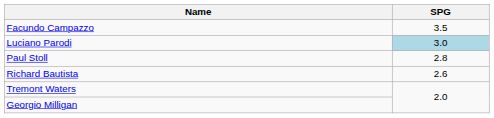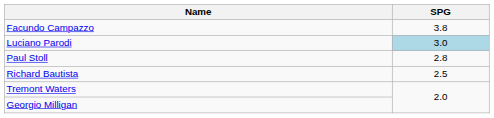(441, 27) 3.5 -> (441, 27) 3.8
(441, 74) 2.6 -> (441, 74) 2.5
